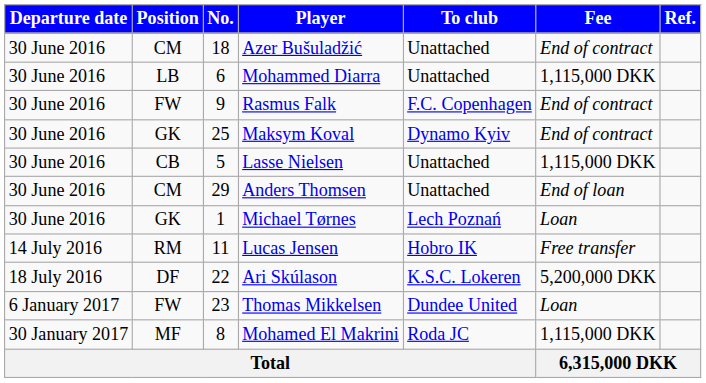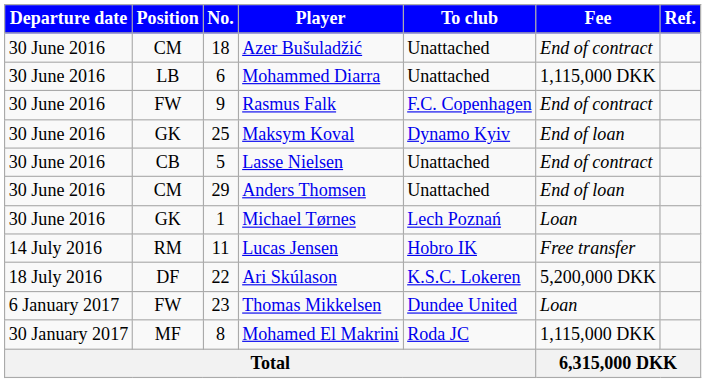(596, 133) End of contract -> (582, 133) End of loan
(598, 162) 1,115,000 DKK -> (596, 162) End of contract
